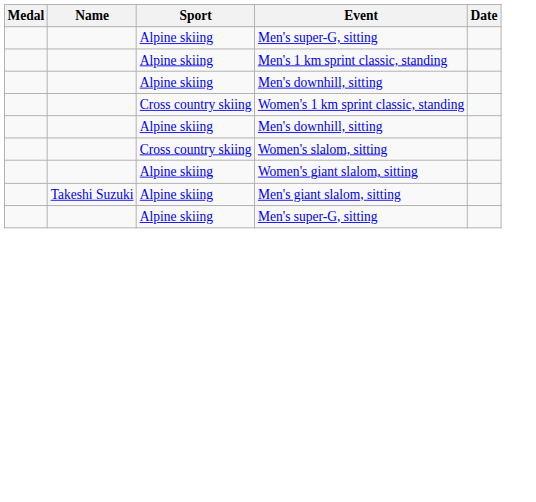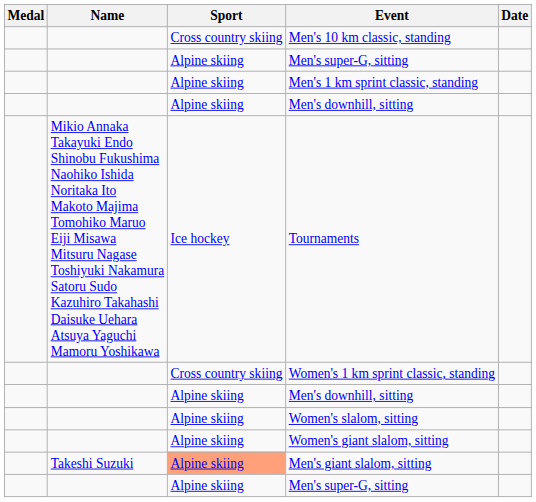+ row: (107, 38)
+ row: (107, 239)
(196, 149) Cross country skiing -> (207, 418) Alpine skiing
(176, 194) no background -> (207, 463) lightsalmon background
